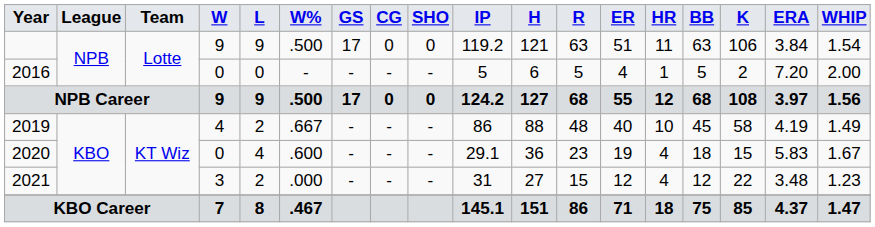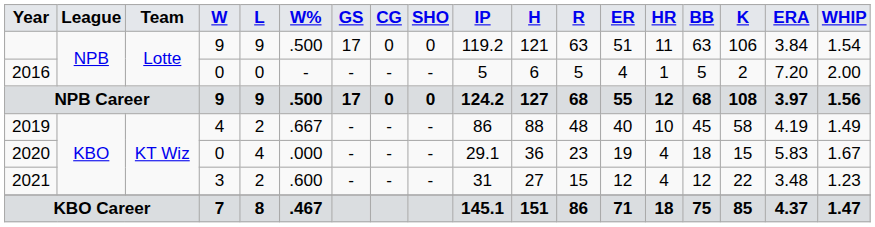(306, 153) .600 -> (306, 153) .000
(306, 180) .000 -> (306, 180) .600
